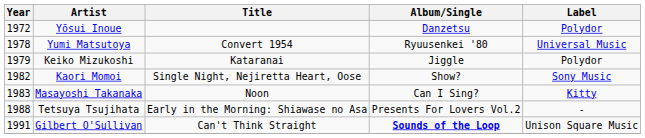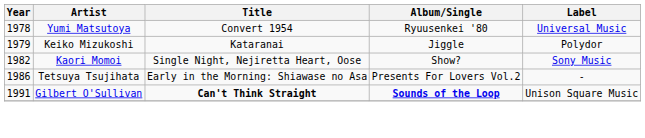- row: (89, 29)
- row: (89, 93)
(19, 109) 1988 -> (19, 77) 1986
(257, 125) normal -> (257, 93) bold
